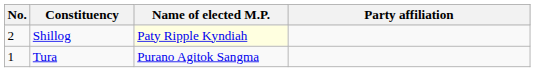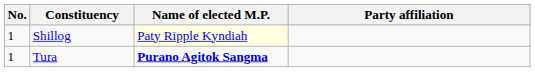(11, 35) 2 -> (11, 35) 1
(198, 56) normal -> (202, 56) bold
